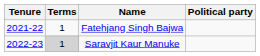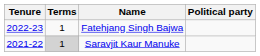(25, 28) 2021-22 -> (25, 28) 2022-23
(25, 43) 2022-23 -> (25, 43) 2021-22
